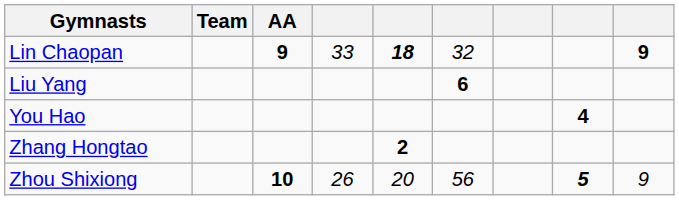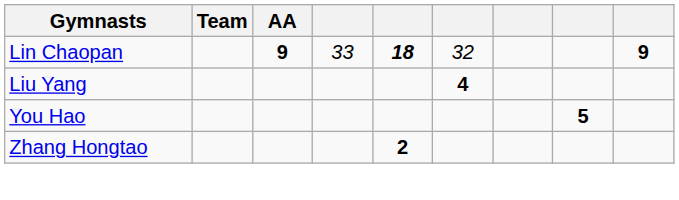(463, 84) 6 -> (463, 84) 4
(583, 116) 4 -> (583, 116) 5
- row: (73, 180)
